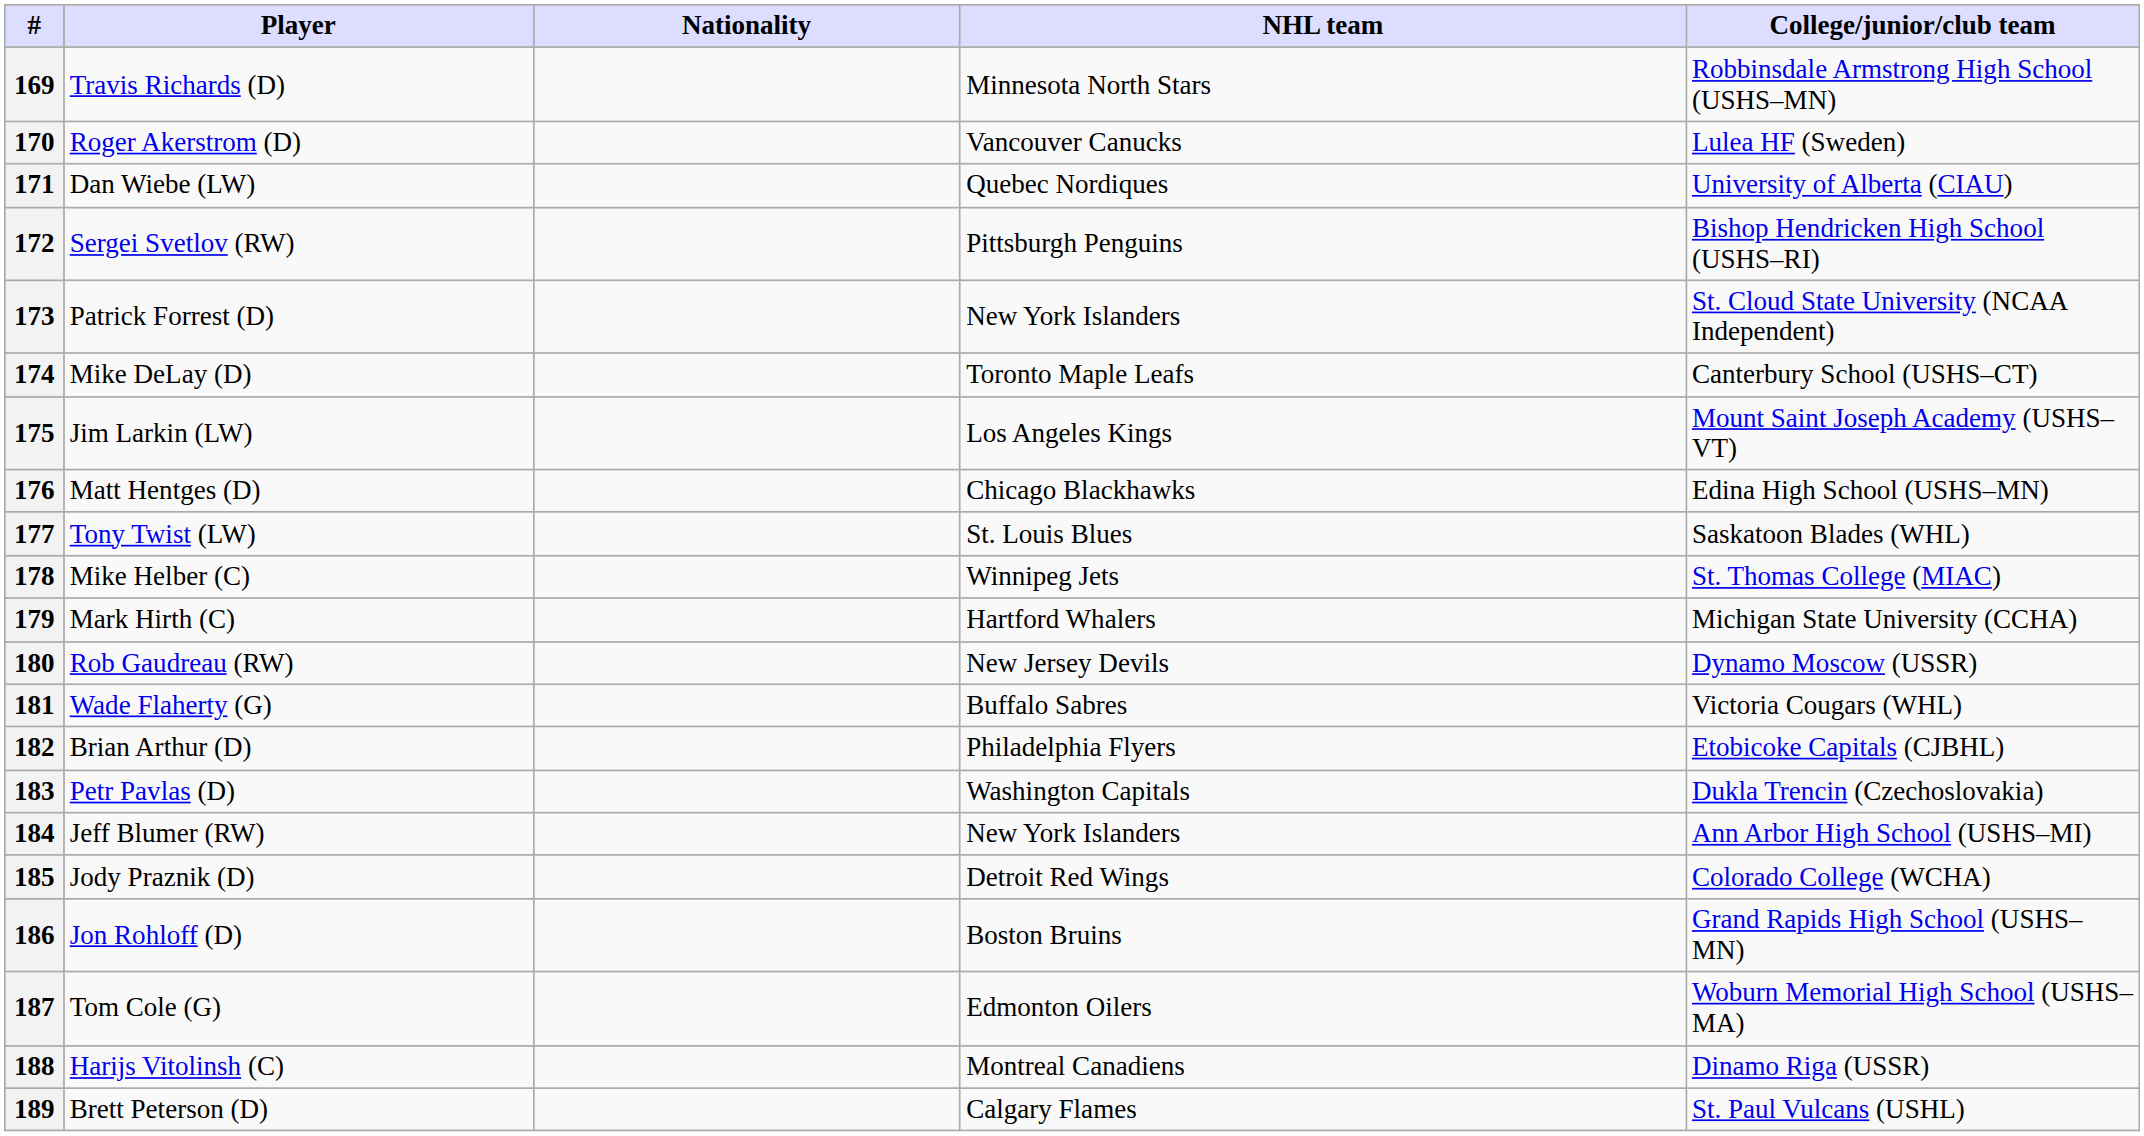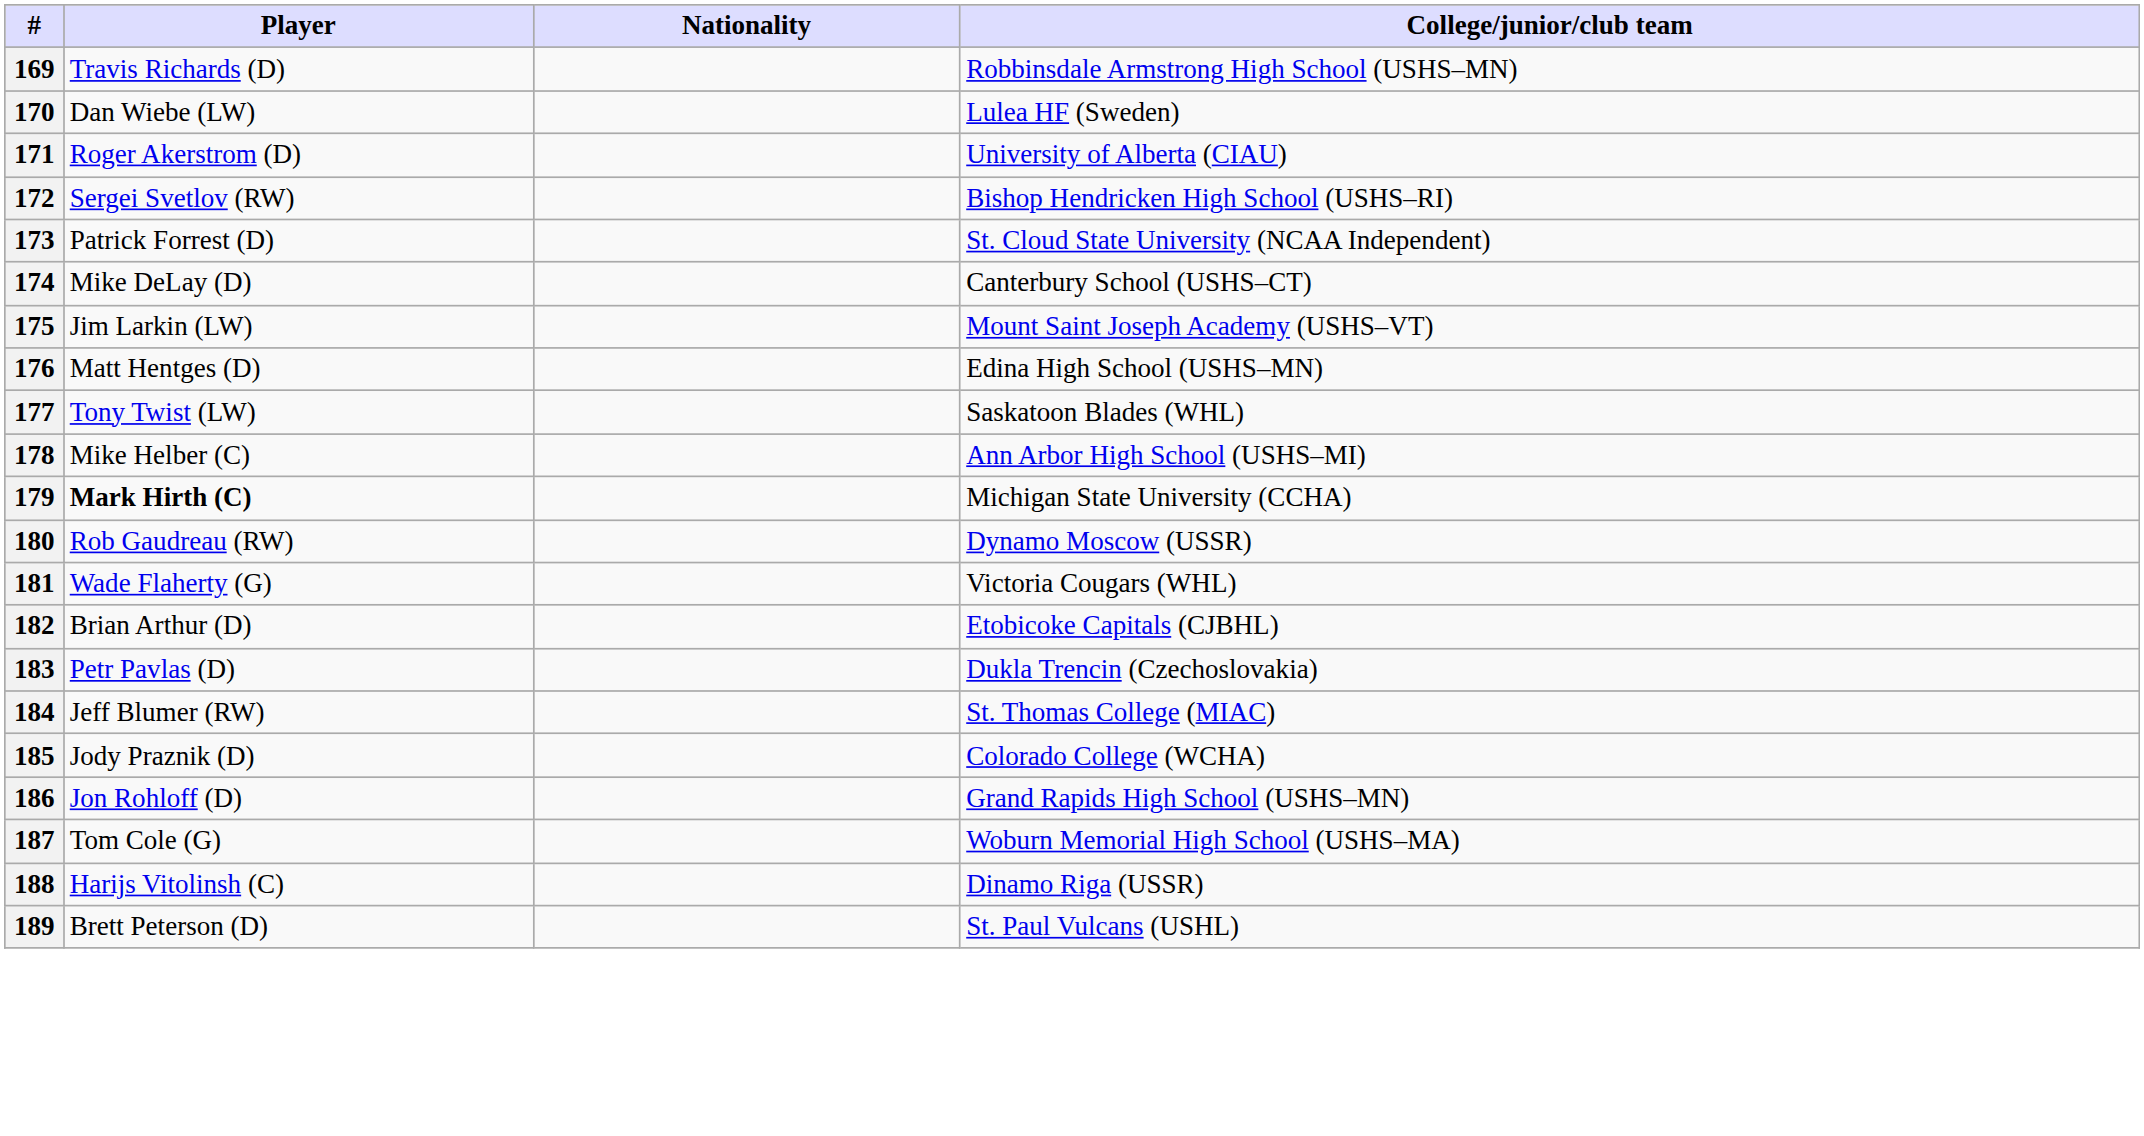- column: (1323, 25)
(185, 142) Roger Akerstrom (D) -> (163, 111) Dan Wiebe (LW)
(163, 185) Dan Wiebe (LW) -> (185, 154) Roger Akerstrom (D)
(1846, 576) St. Thomas College (MIAC) -> (1166, 454) Ann Arbor High School (USHS–MI)
(152, 619) normal -> (161, 497) bold
(1892, 833) Ann Arbor High School (USHS–MI) -> (1121, 712) St. Thomas College (MIAC)
